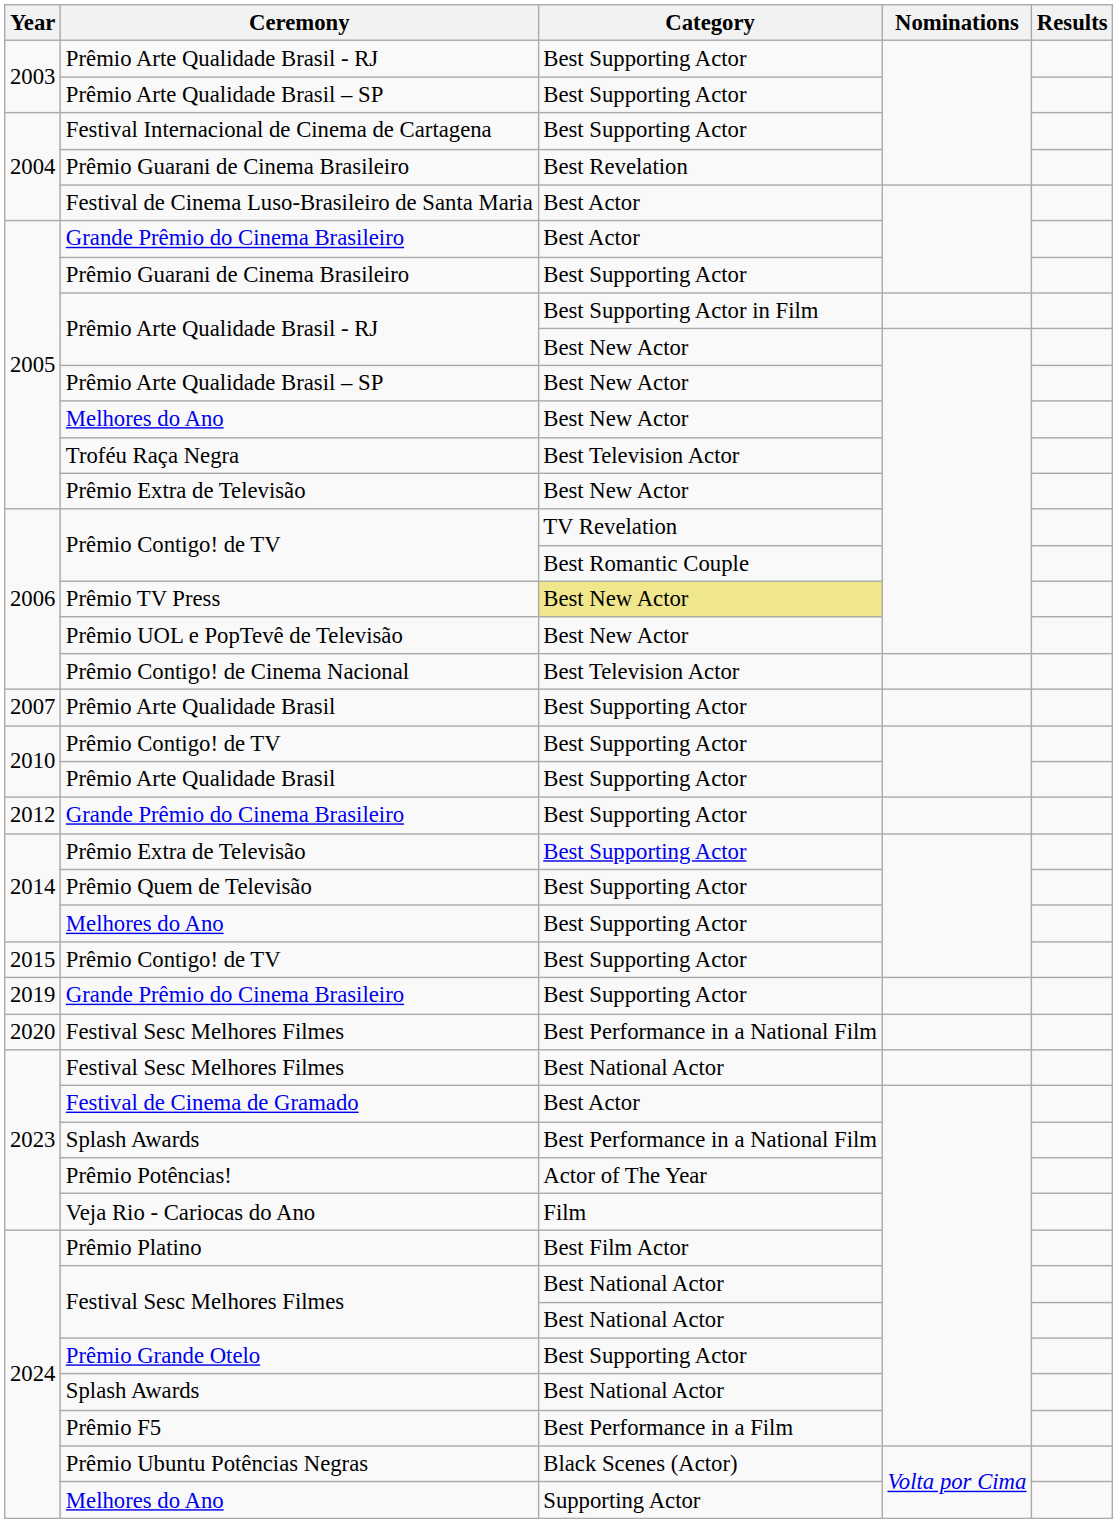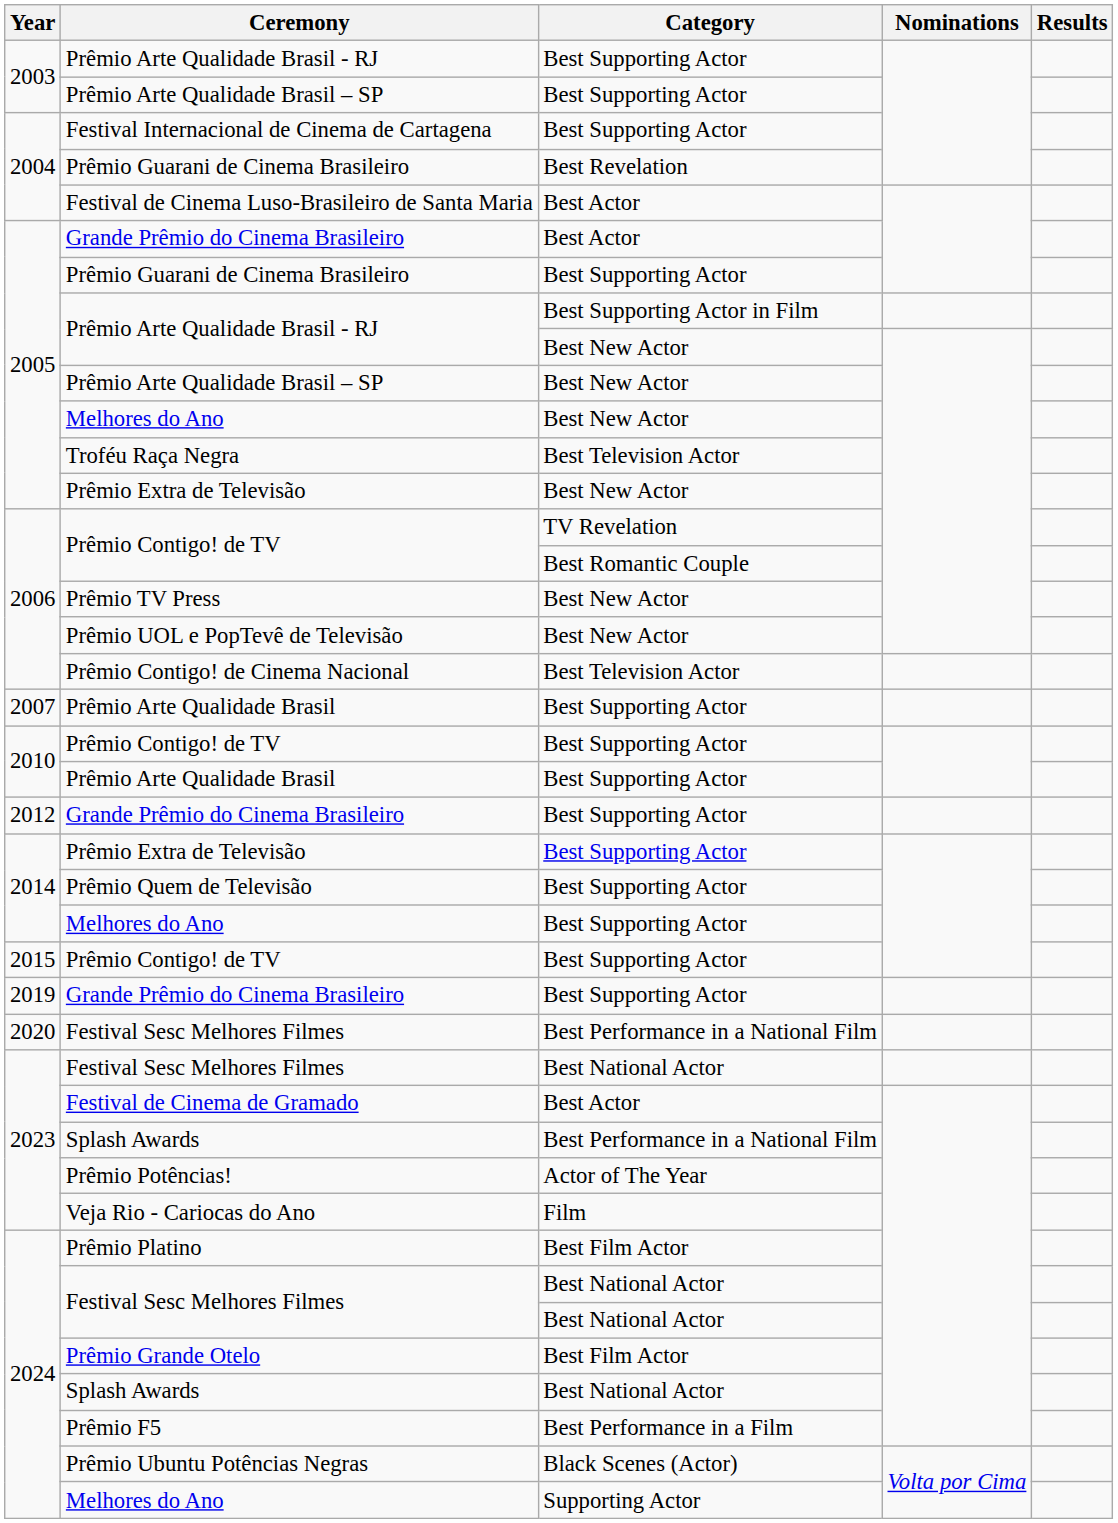(616, 599) khaki background -> (616, 599) no background
(645, 1355) Best Supporting Actor -> (616, 1355) Best Film Actor
